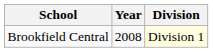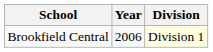(128, 36) 2008 -> (128, 36) 2006
